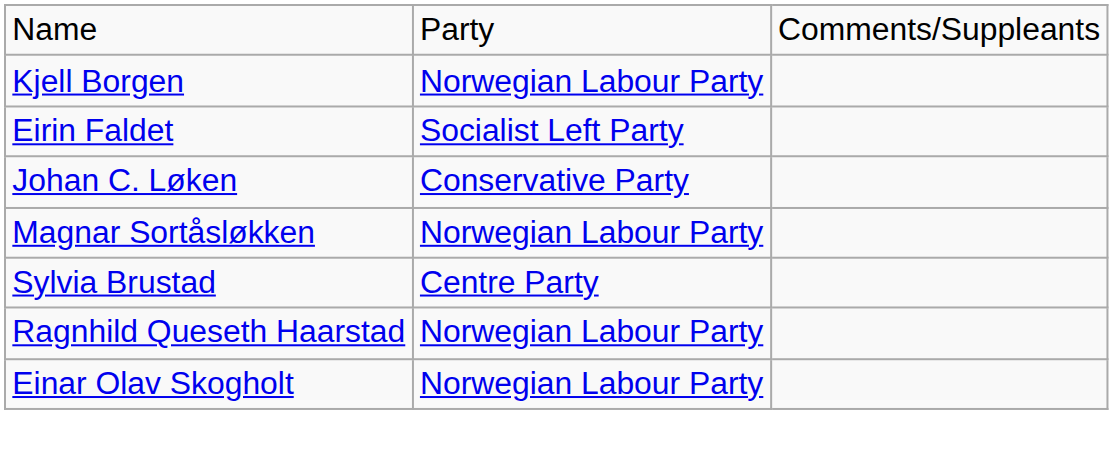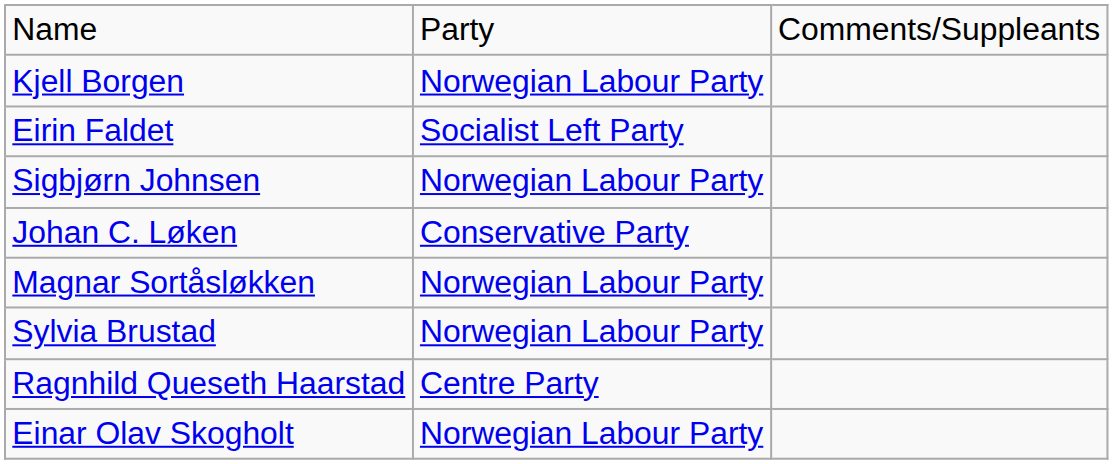+ row: (136, 181)
(509, 282) Centre Party -> (592, 332) Norwegian Labour Party
(592, 332) Norwegian Labour Party -> (509, 383) Centre Party
